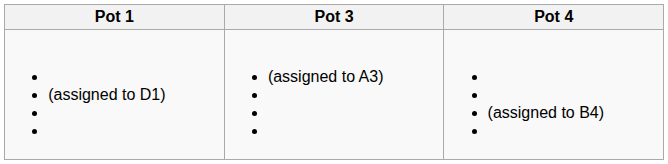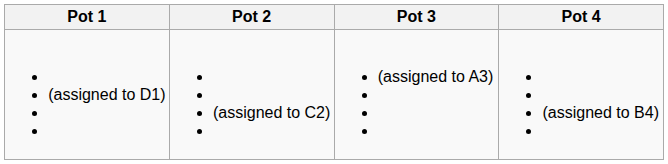+ column: (252, 17)
